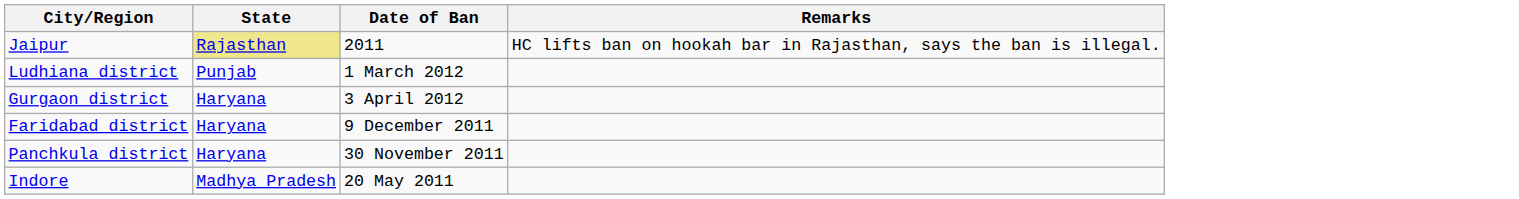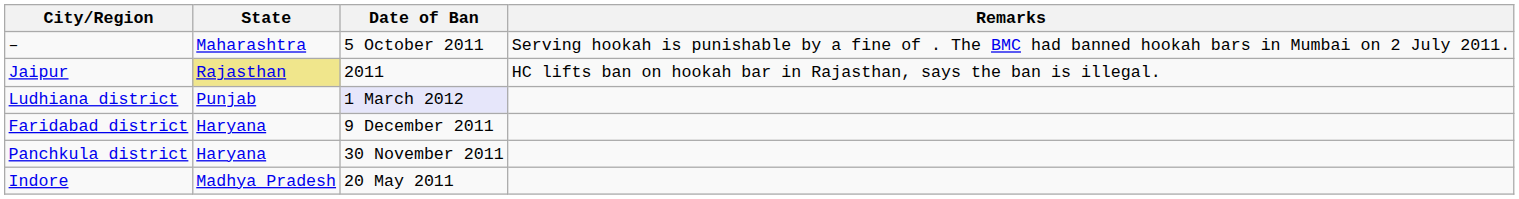+ row: (14, 45)
(404, 72) no background -> (404, 100) lavender background
- row: (88, 100)
